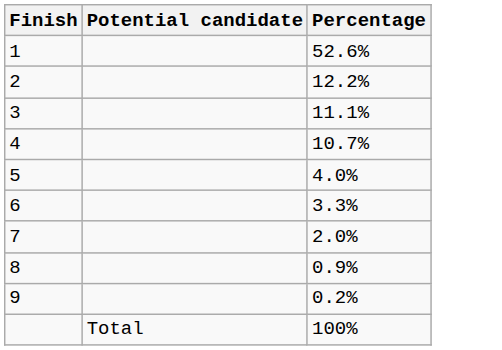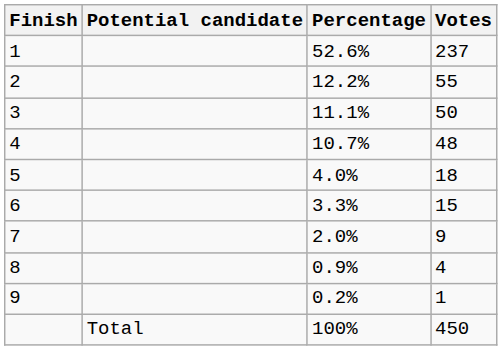+ column: (464, 20)
